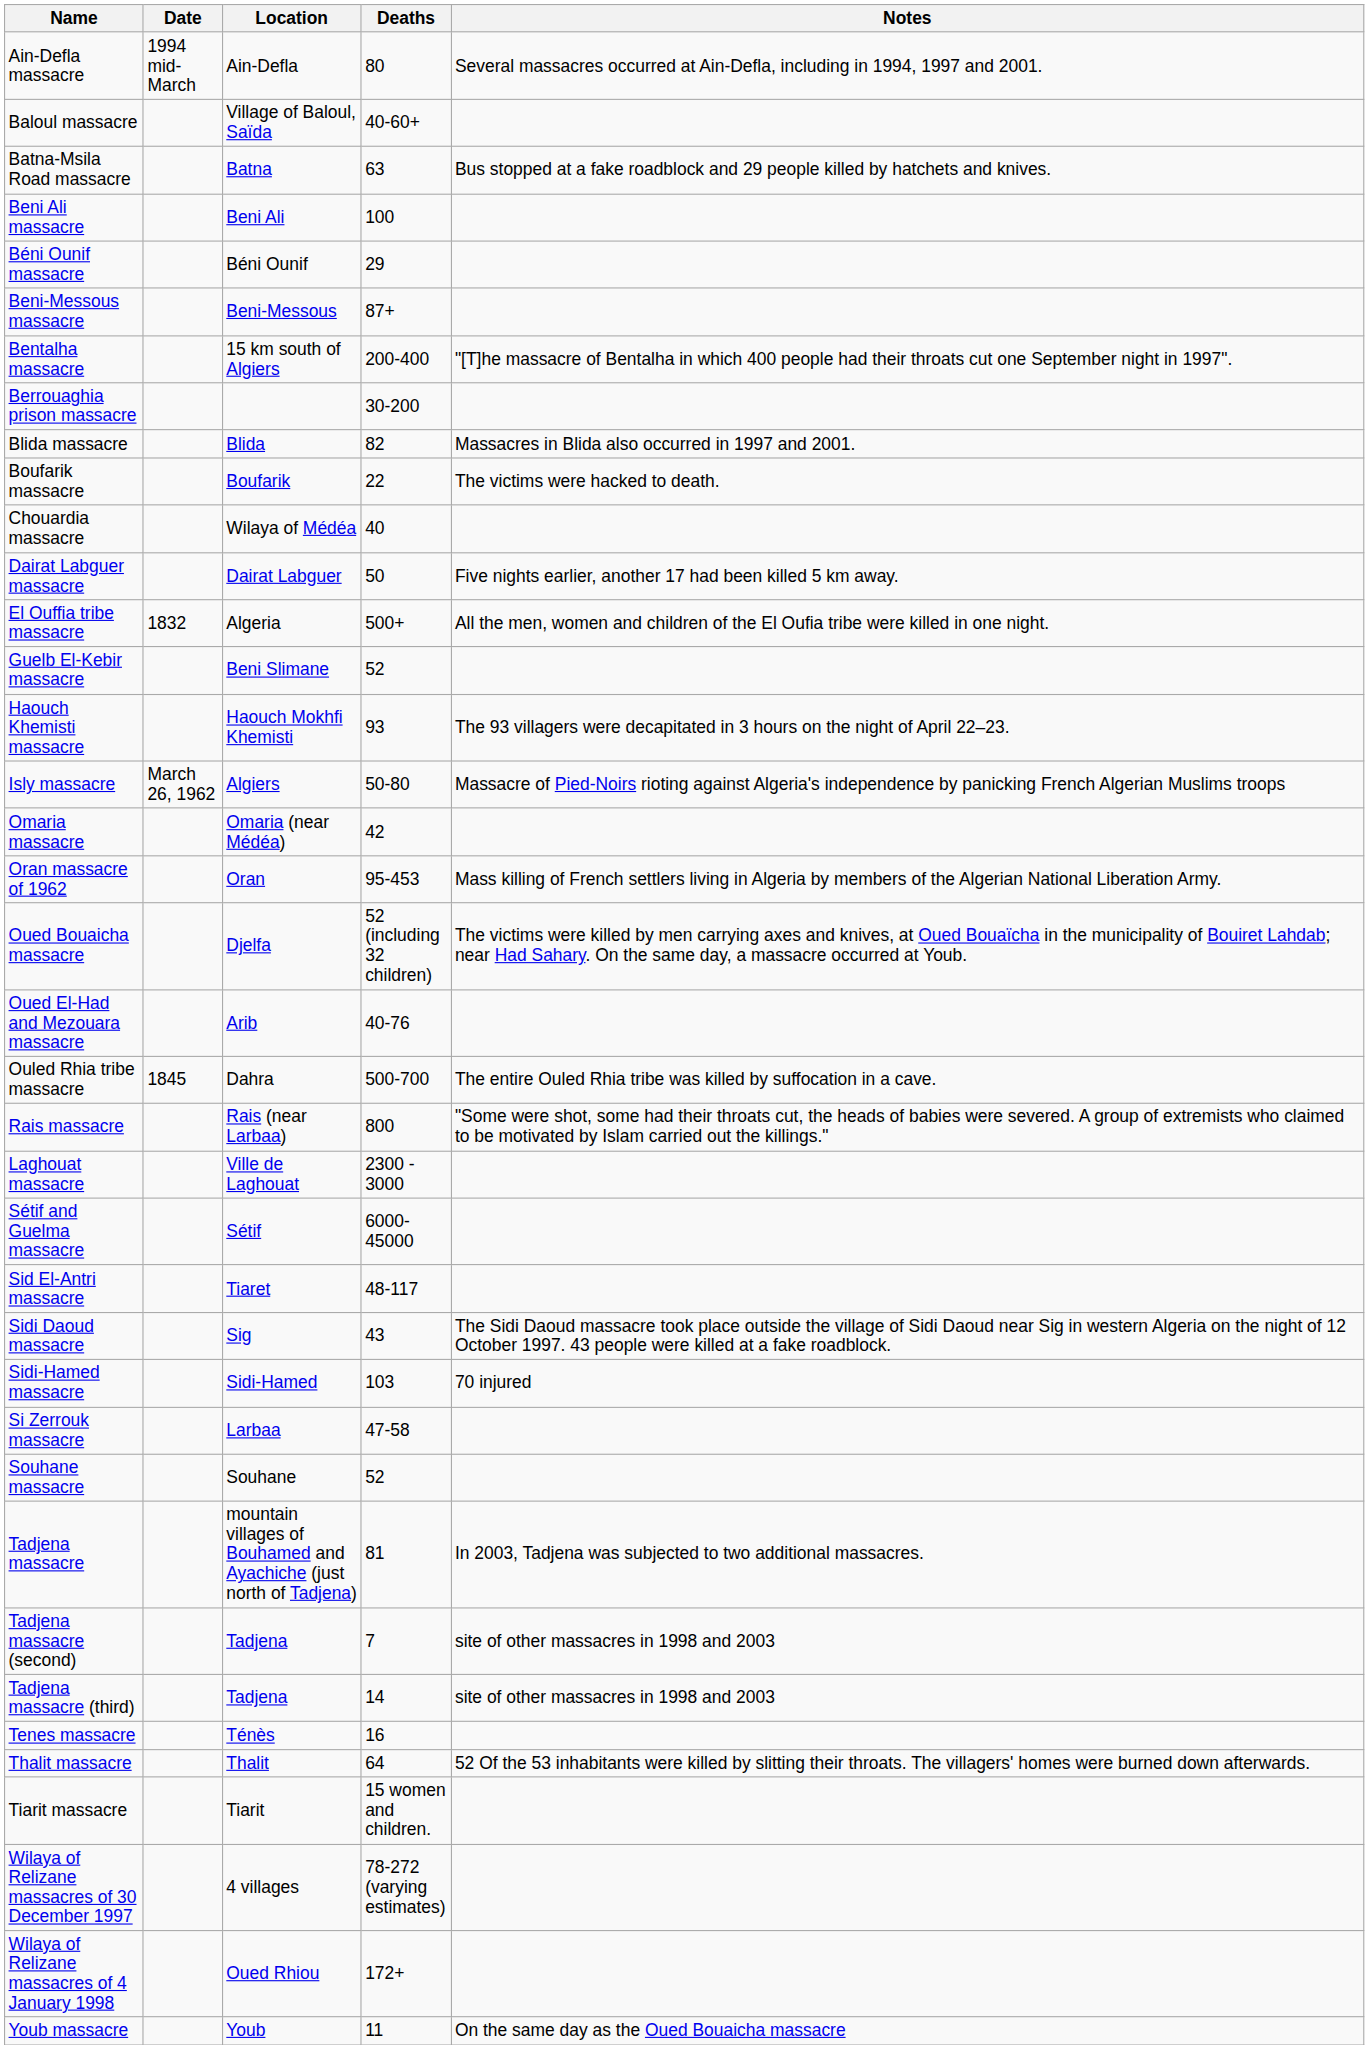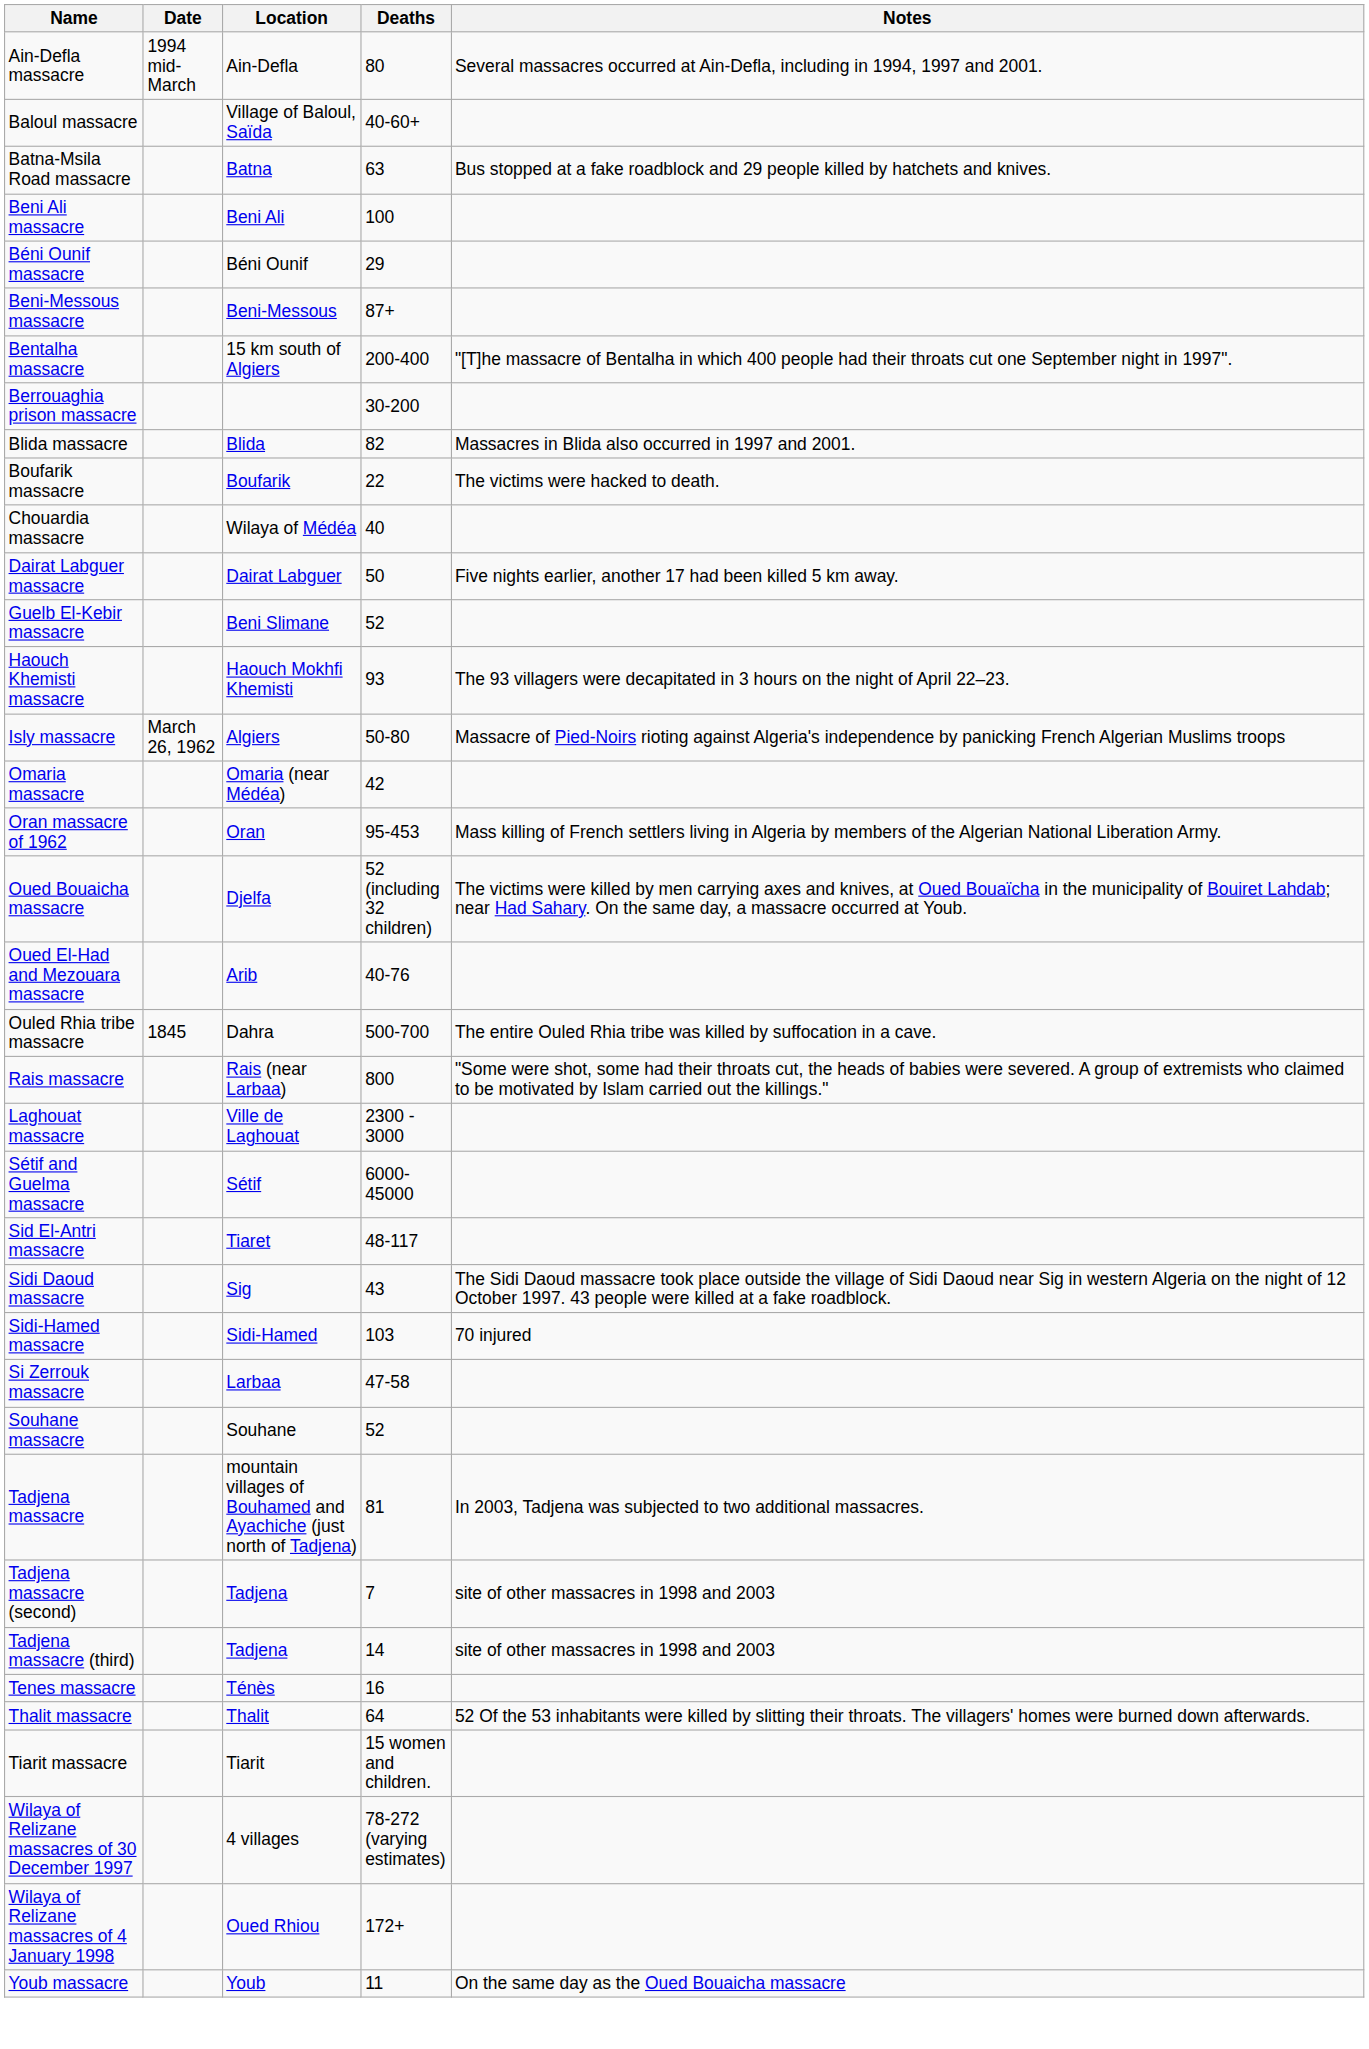- row: (61, 623)
